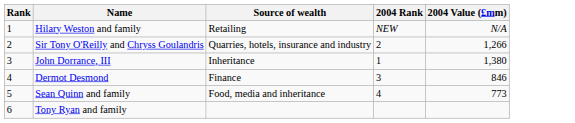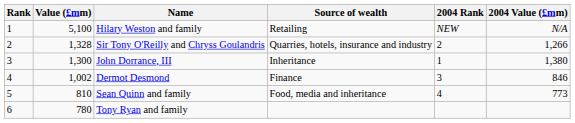+ column: (63, 12)
